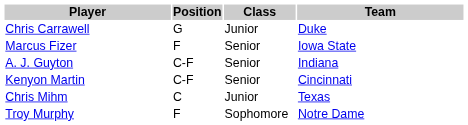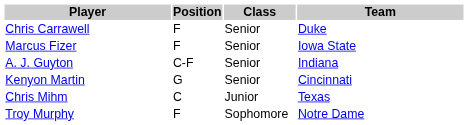(178, 29) G -> (177, 29) F
(241, 29) Junior -> (242, 29) Senior
(183, 80) C-F -> (178, 80) G
